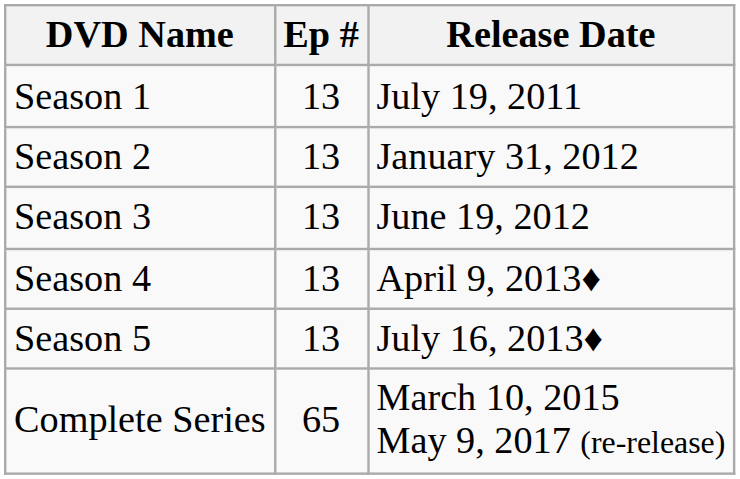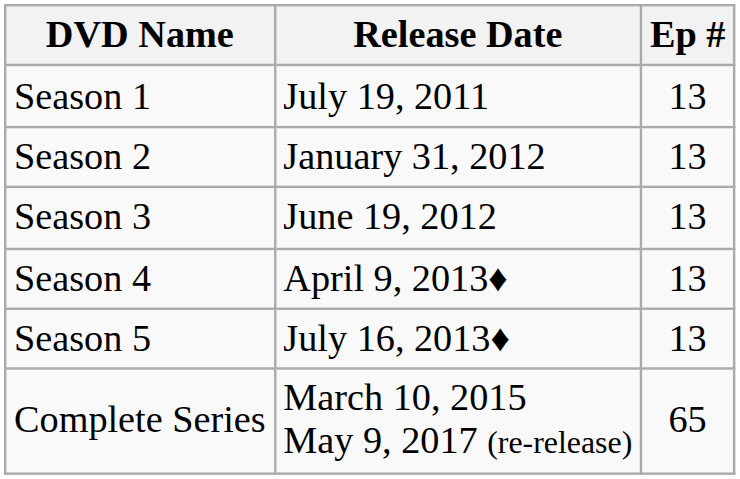columns swapped: (321, 34) <-> (551, 34)
